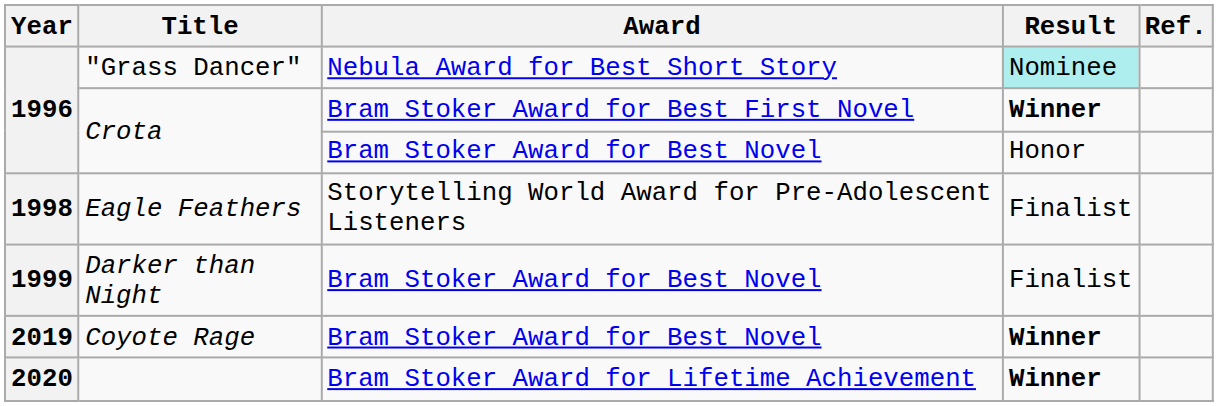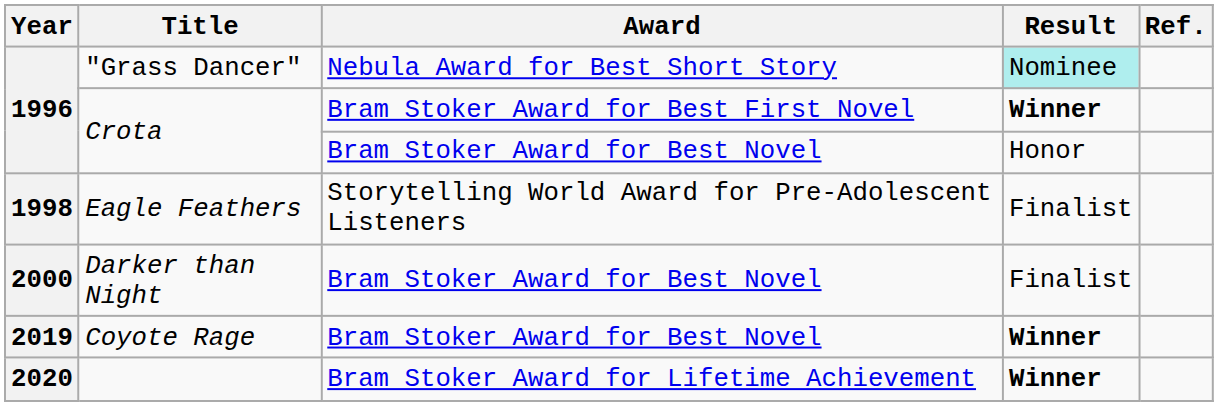(42, 280) 1999 -> (42, 280) 2000
